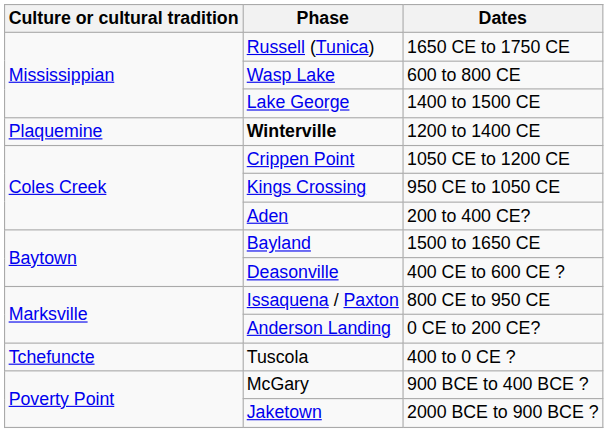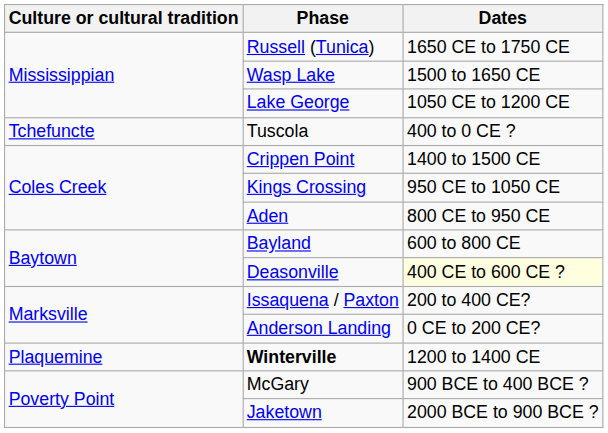(464, 74) 600 to 800 CE -> (474, 74) 1500 to 1650 CE
(474, 103) 1400 to 1500 CE -> (488, 103) 1050 CE to 1200 CE
rows swapped: (292, 131) <-> (278, 356)
(488, 159) 1050 CE to 1200 CE -> (474, 159) 1400 to 1500 CE
(469, 215) 200 to 400 CE? -> (479, 215) 800 CE to 950 CE
(474, 243) 1500 to 1650 CE -> (464, 243) 600 to 800 CE
(486, 272) no background -> (486, 272) lightyellow background
(479, 300) 800 CE to 950 CE -> (469, 300) 200 to 400 CE?
